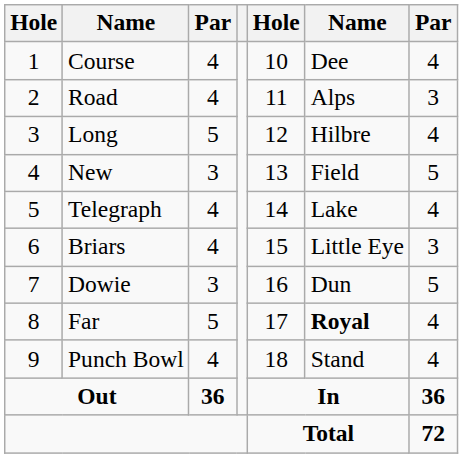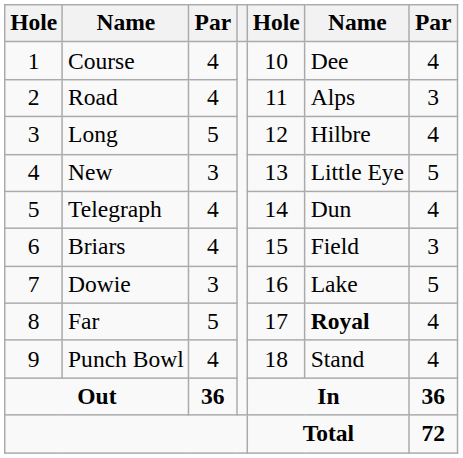(335, 172) Field -> (357, 172) Little Eye
(334, 209) Lake -> (331, 209) Dun
(357, 246) Little Eye -> (335, 246) Field
(331, 284) Dun -> (334, 284) Lake
